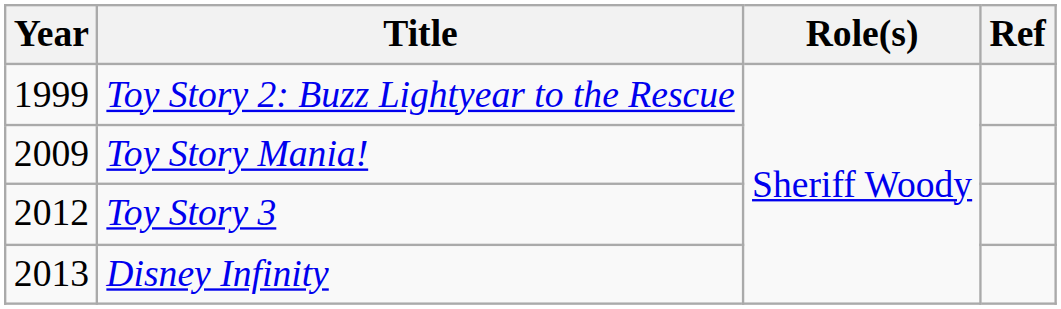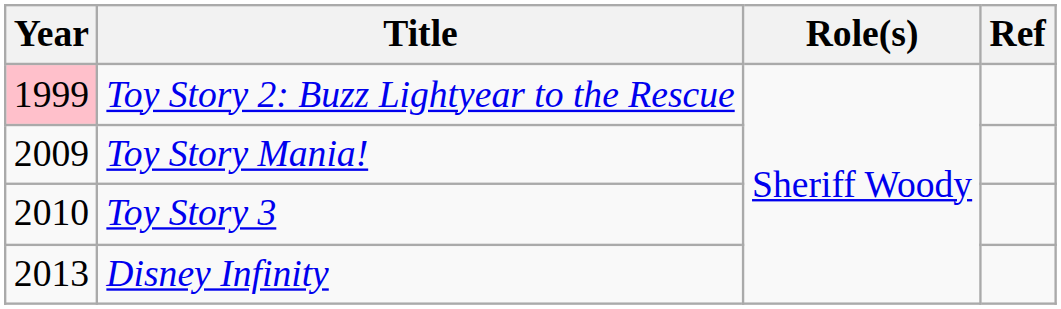(51, 93) no background -> (51, 93) pink background
(51, 213) 2012 -> (51, 213) 2010
